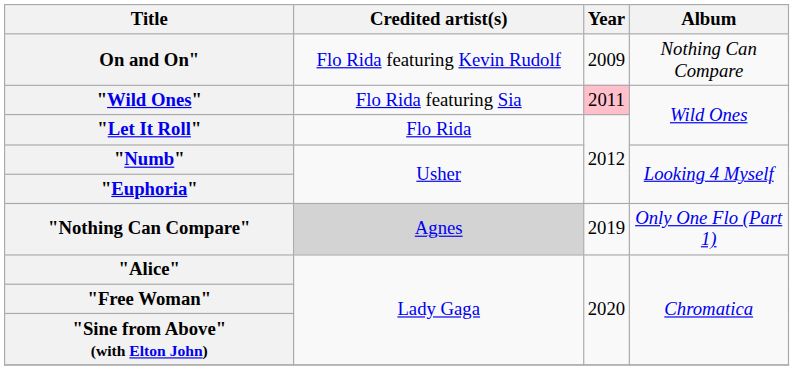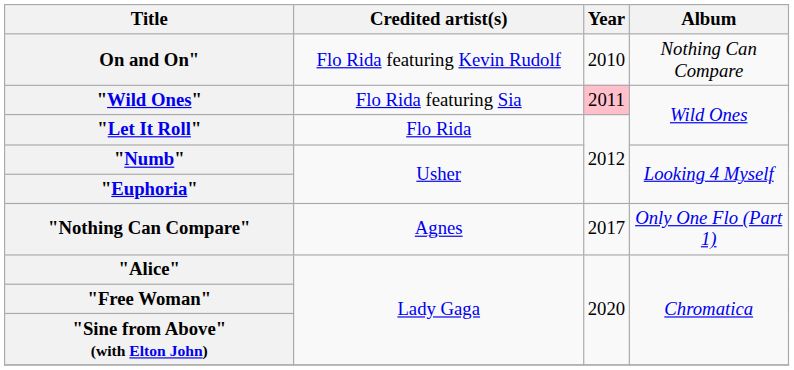(606, 59) 2009 -> (606, 59) 2010
(439, 229) lightgrey background -> (439, 229) no background
(606, 229) 2019 -> (606, 229) 2017
